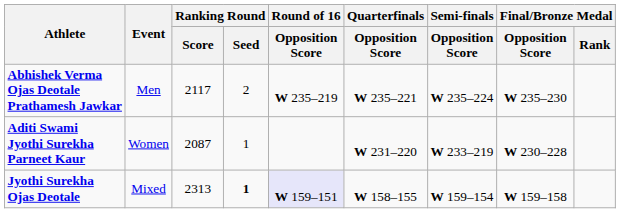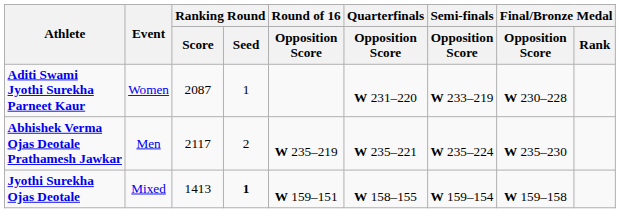rows swapped: (65, 90) <-> (51, 143)
(198, 189) 2313 -> (198, 189) 1413
(306, 197) lavender background -> (306, 197) no background
